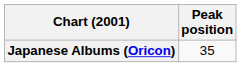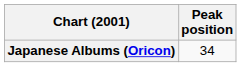(207, 51) 35 -> (207, 51) 34
